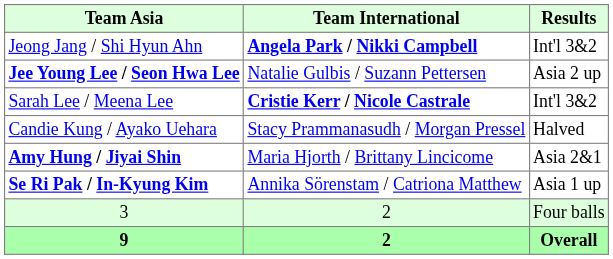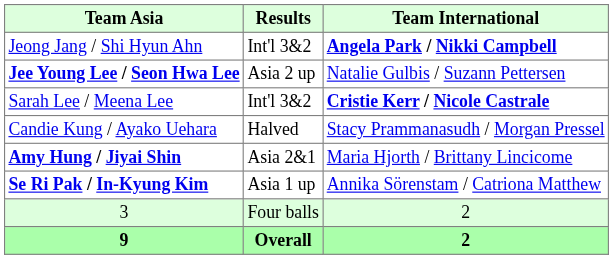columns swapped: (569, 18) <-> (386, 18)
